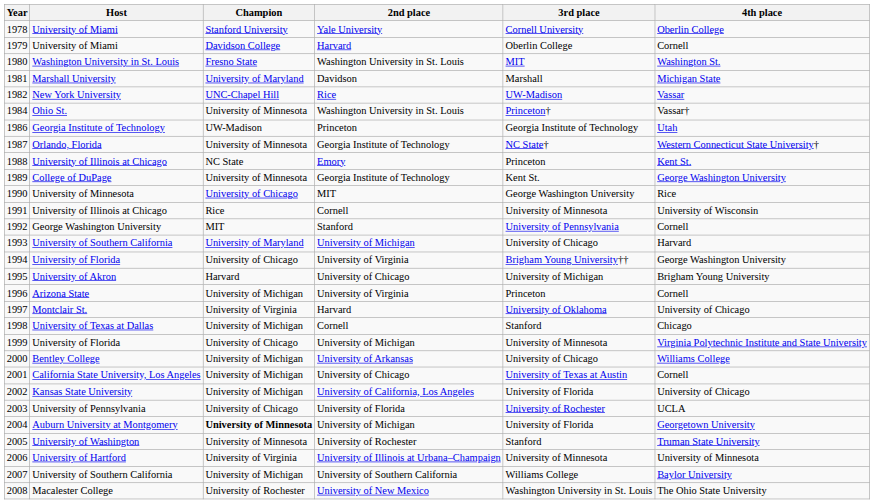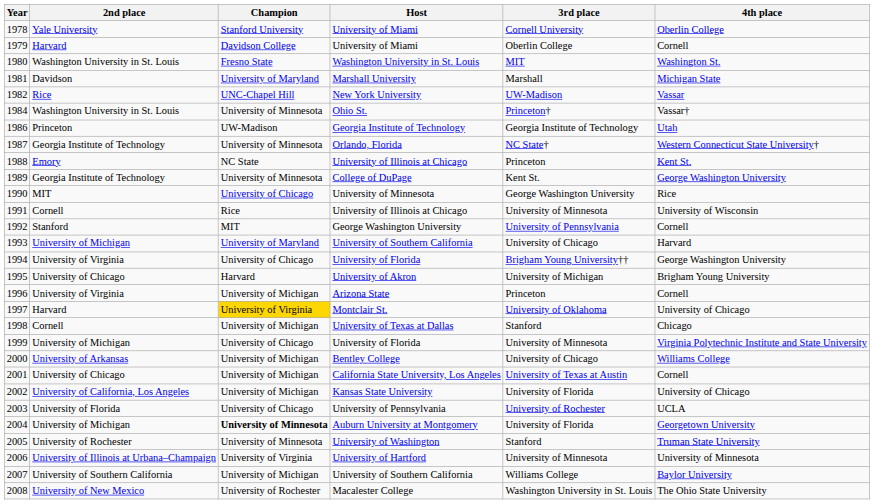columns swapped: (116, 12) <-> (409, 12)
(251, 309) no background -> (267, 309) gold background
